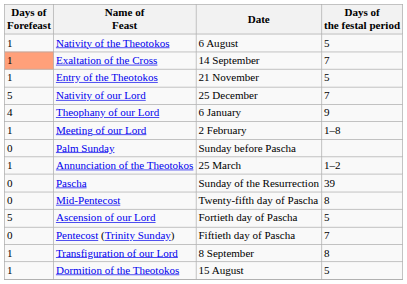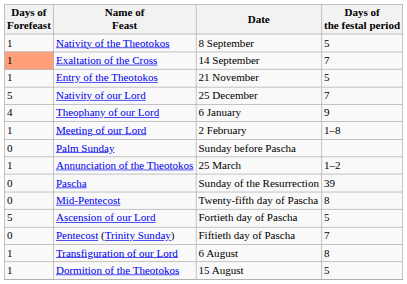(218, 43) 6 August -> (226, 43) 8 September
(226, 253) 8 September -> (218, 253) 6 August
